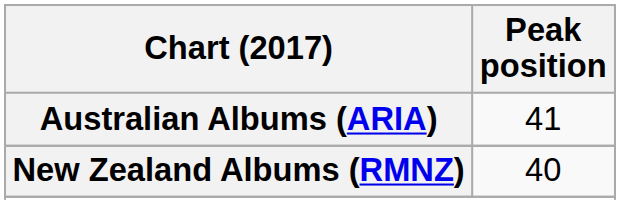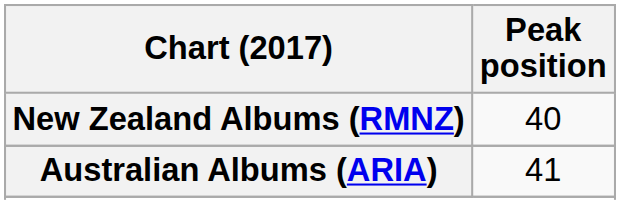rows swapped: (239, 118) <-> (239, 170)
